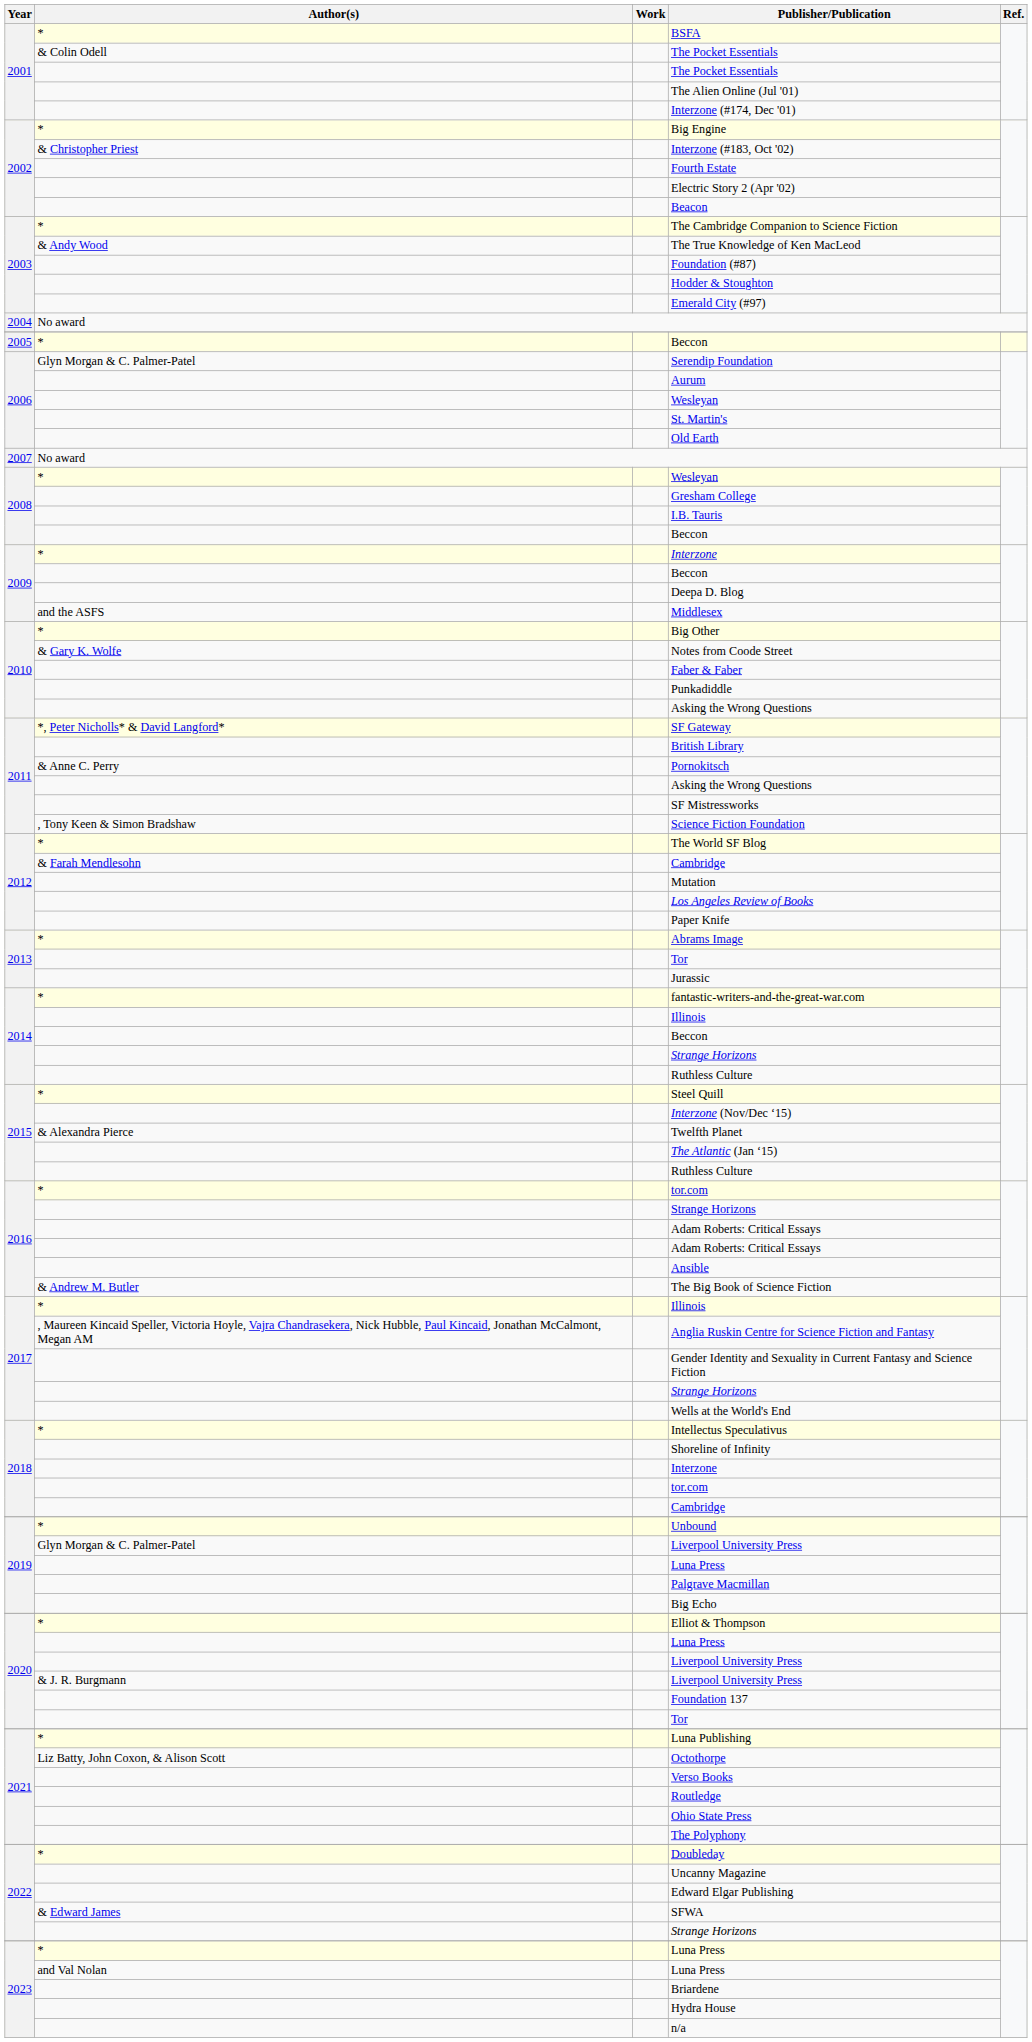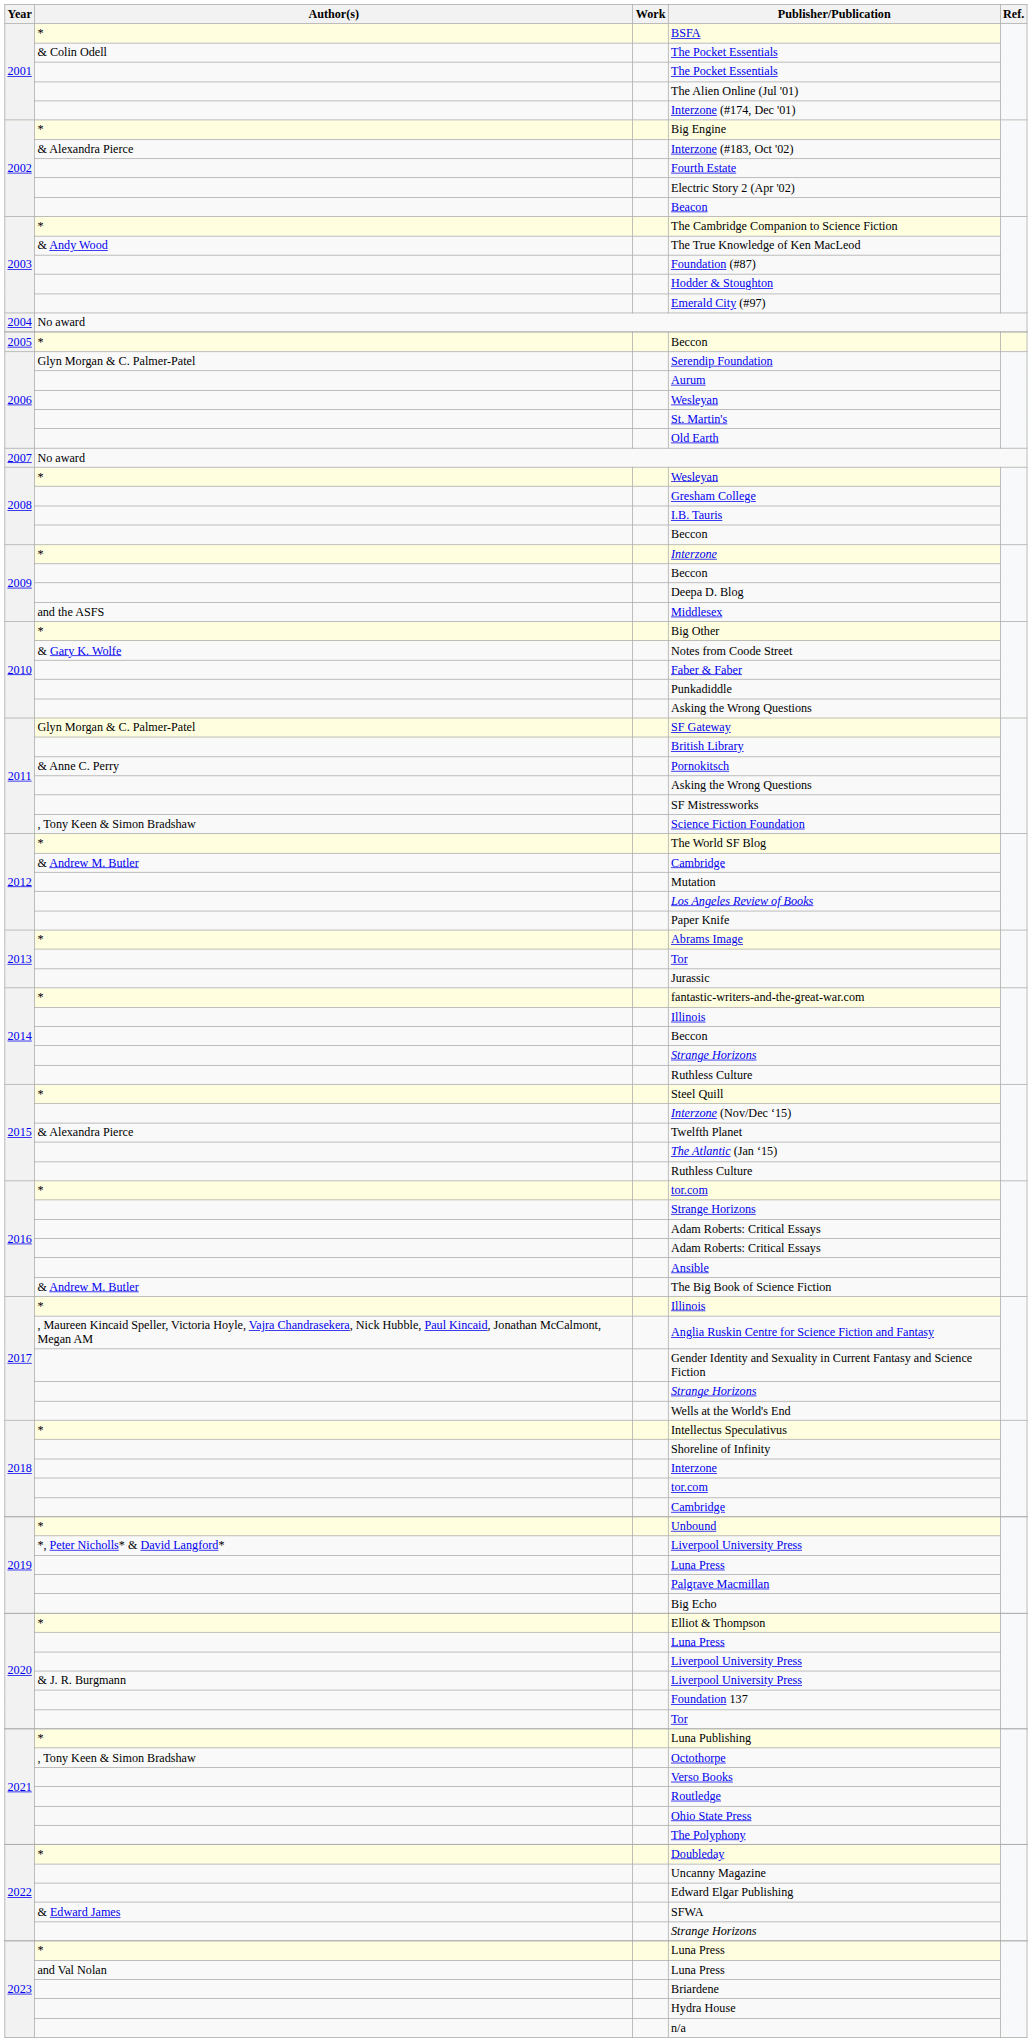(88, 149) & Christopher Priest -> (85, 149) & Alexandra Pierce
(131, 727) *, Peter Nicholls* & David Langford* -> (116, 727) Glyn Morgan & C. Palmer-Patel
(89, 862) & Farah Mendlesohn -> (88, 862) & Andrew M. Butler
(116, 1545) Glyn Morgan & C. Palmer-Patel -> (131, 1545) *, Peter Nicholls* & David Langford*
(131, 1757) Liz Batty, John Coxon, & Alison Scott -> (117, 1757) , Tony Keen & Simon Bradshaw
